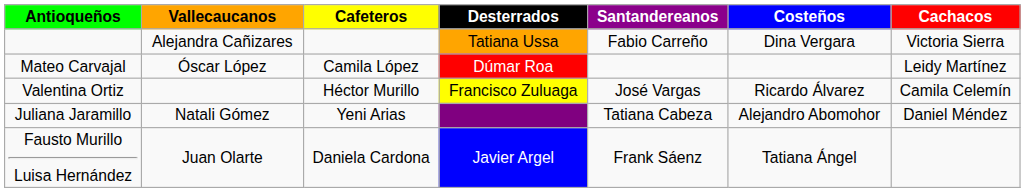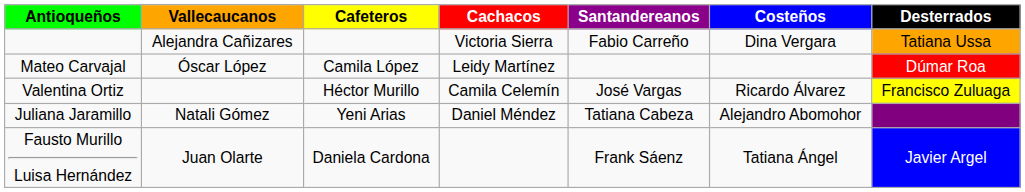columns swapped: (955, 16) <-> (513, 16)
